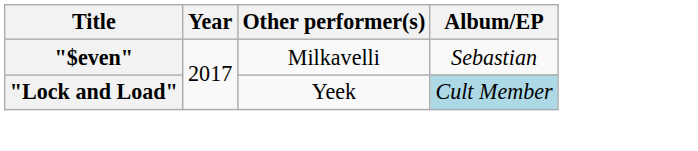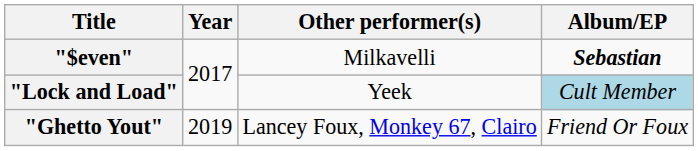(494, 57) normal -> (617, 57) bold
+ row: (94, 127)
